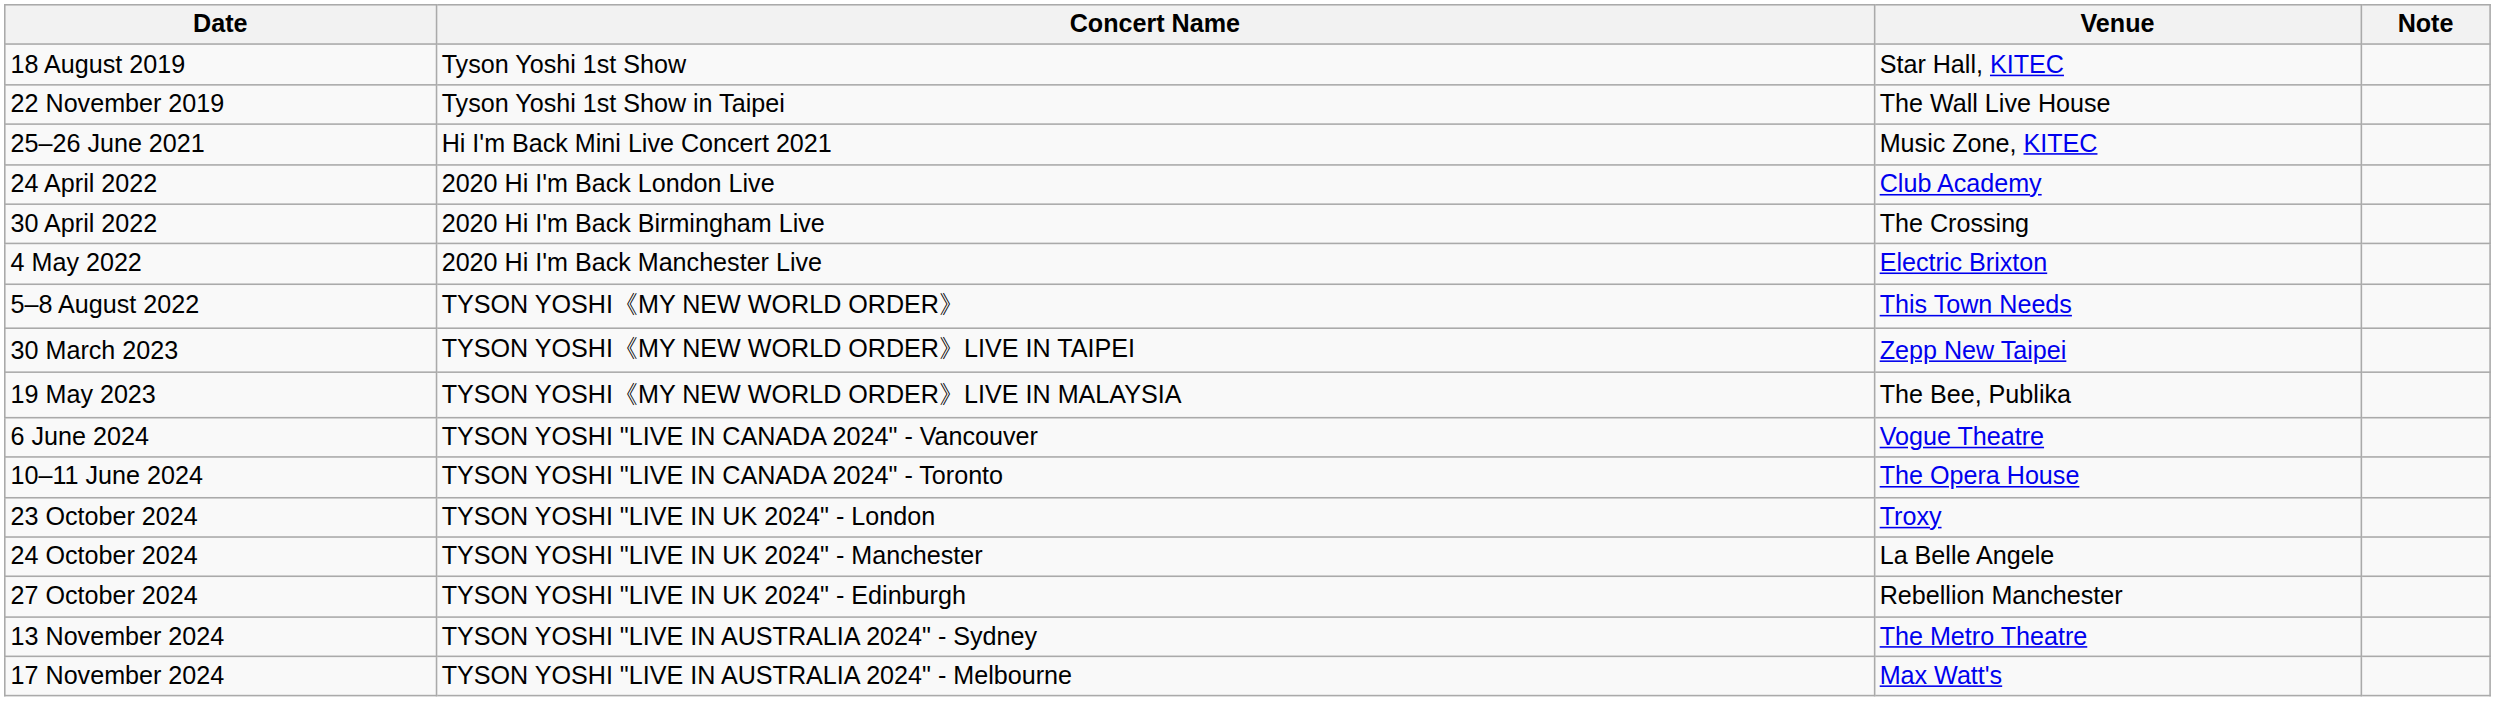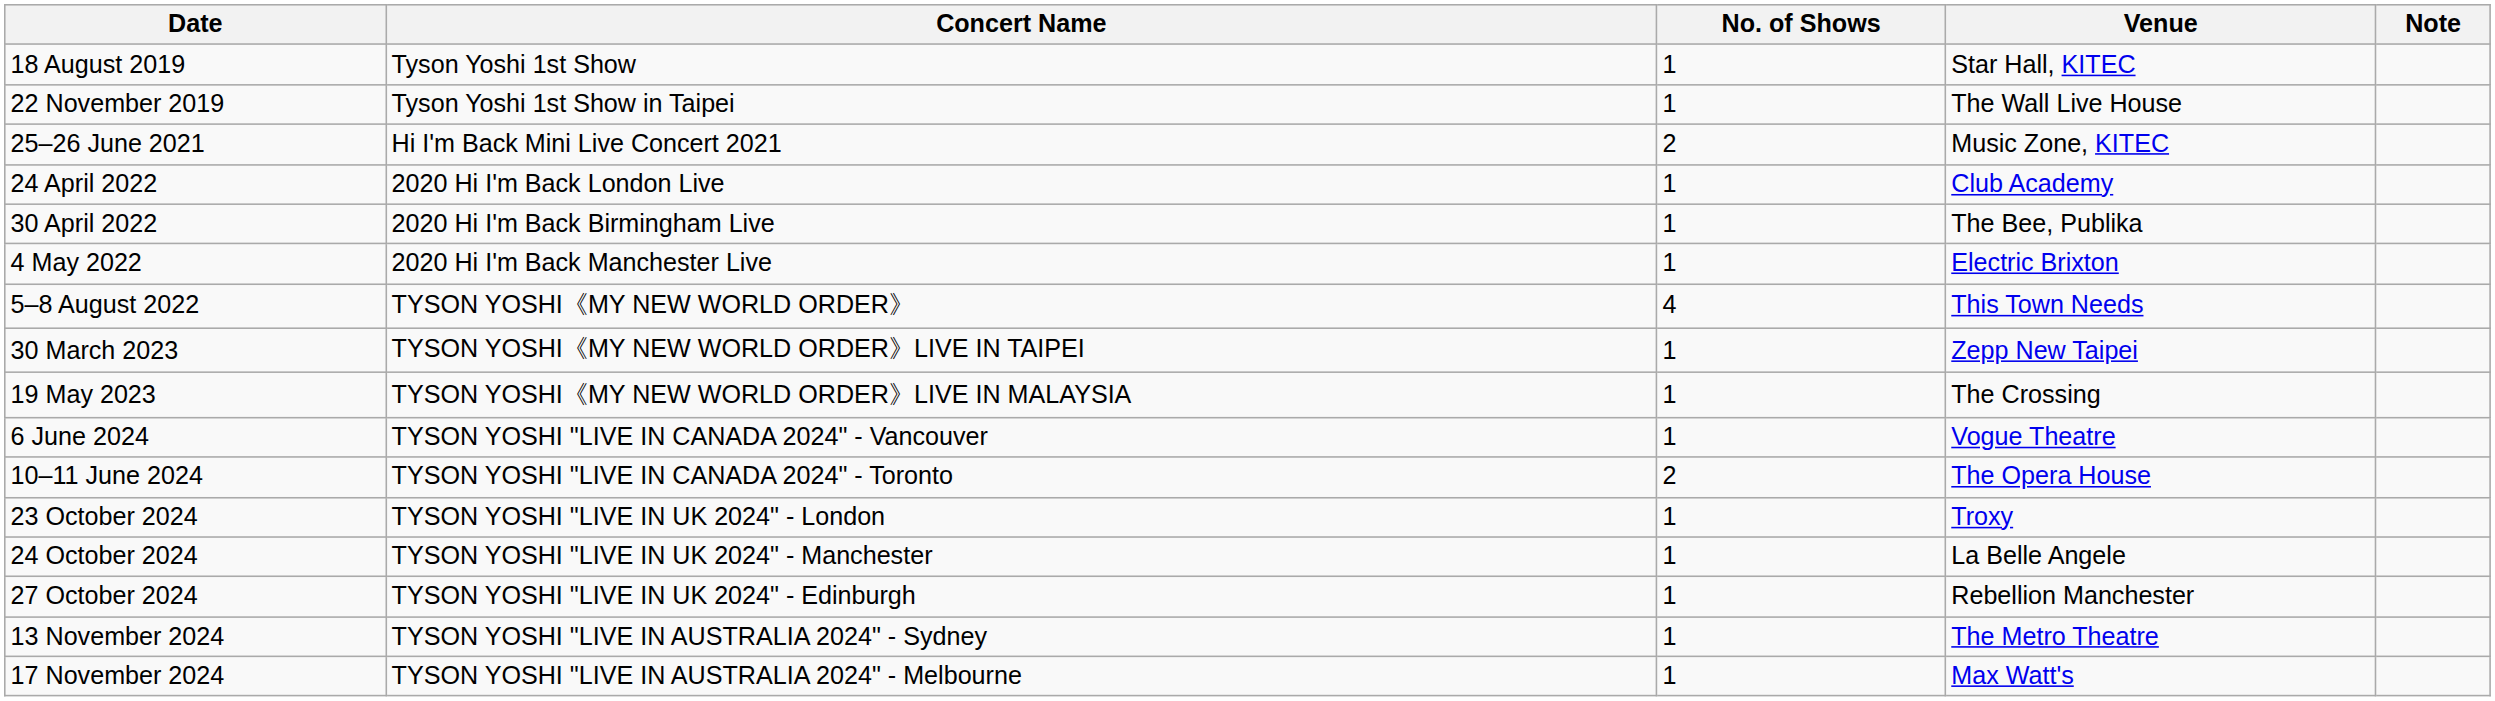+ column: (1801, 24)
(1954, 223) The Crossing -> (2047, 223) The Bee, Publika
(1975, 394) The Bee, Publika -> (2026, 394) The Crossing
